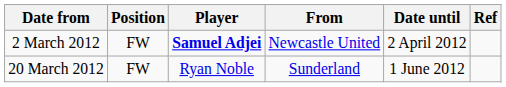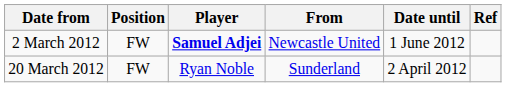(427, 43) 2 April 2012 -> (427, 43) 1 June 2012
(427, 69) 1 June 2012 -> (427, 69) 2 April 2012
